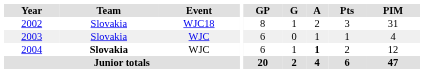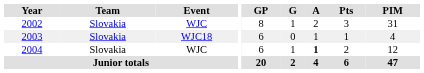(199, 23) WJC18 -> (197, 23) WJC
(199, 36) WJC -> (197, 36) WJC18
(109, 49) bold -> (108, 49) normal
